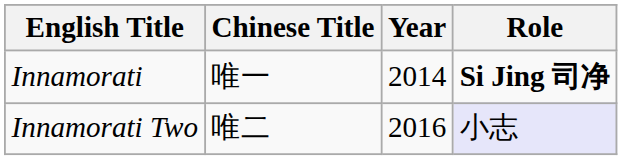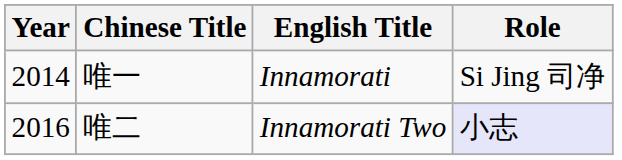columns swapped: (417, 27) <-> (105, 27)
(535, 75) bold -> (532, 75) normal
